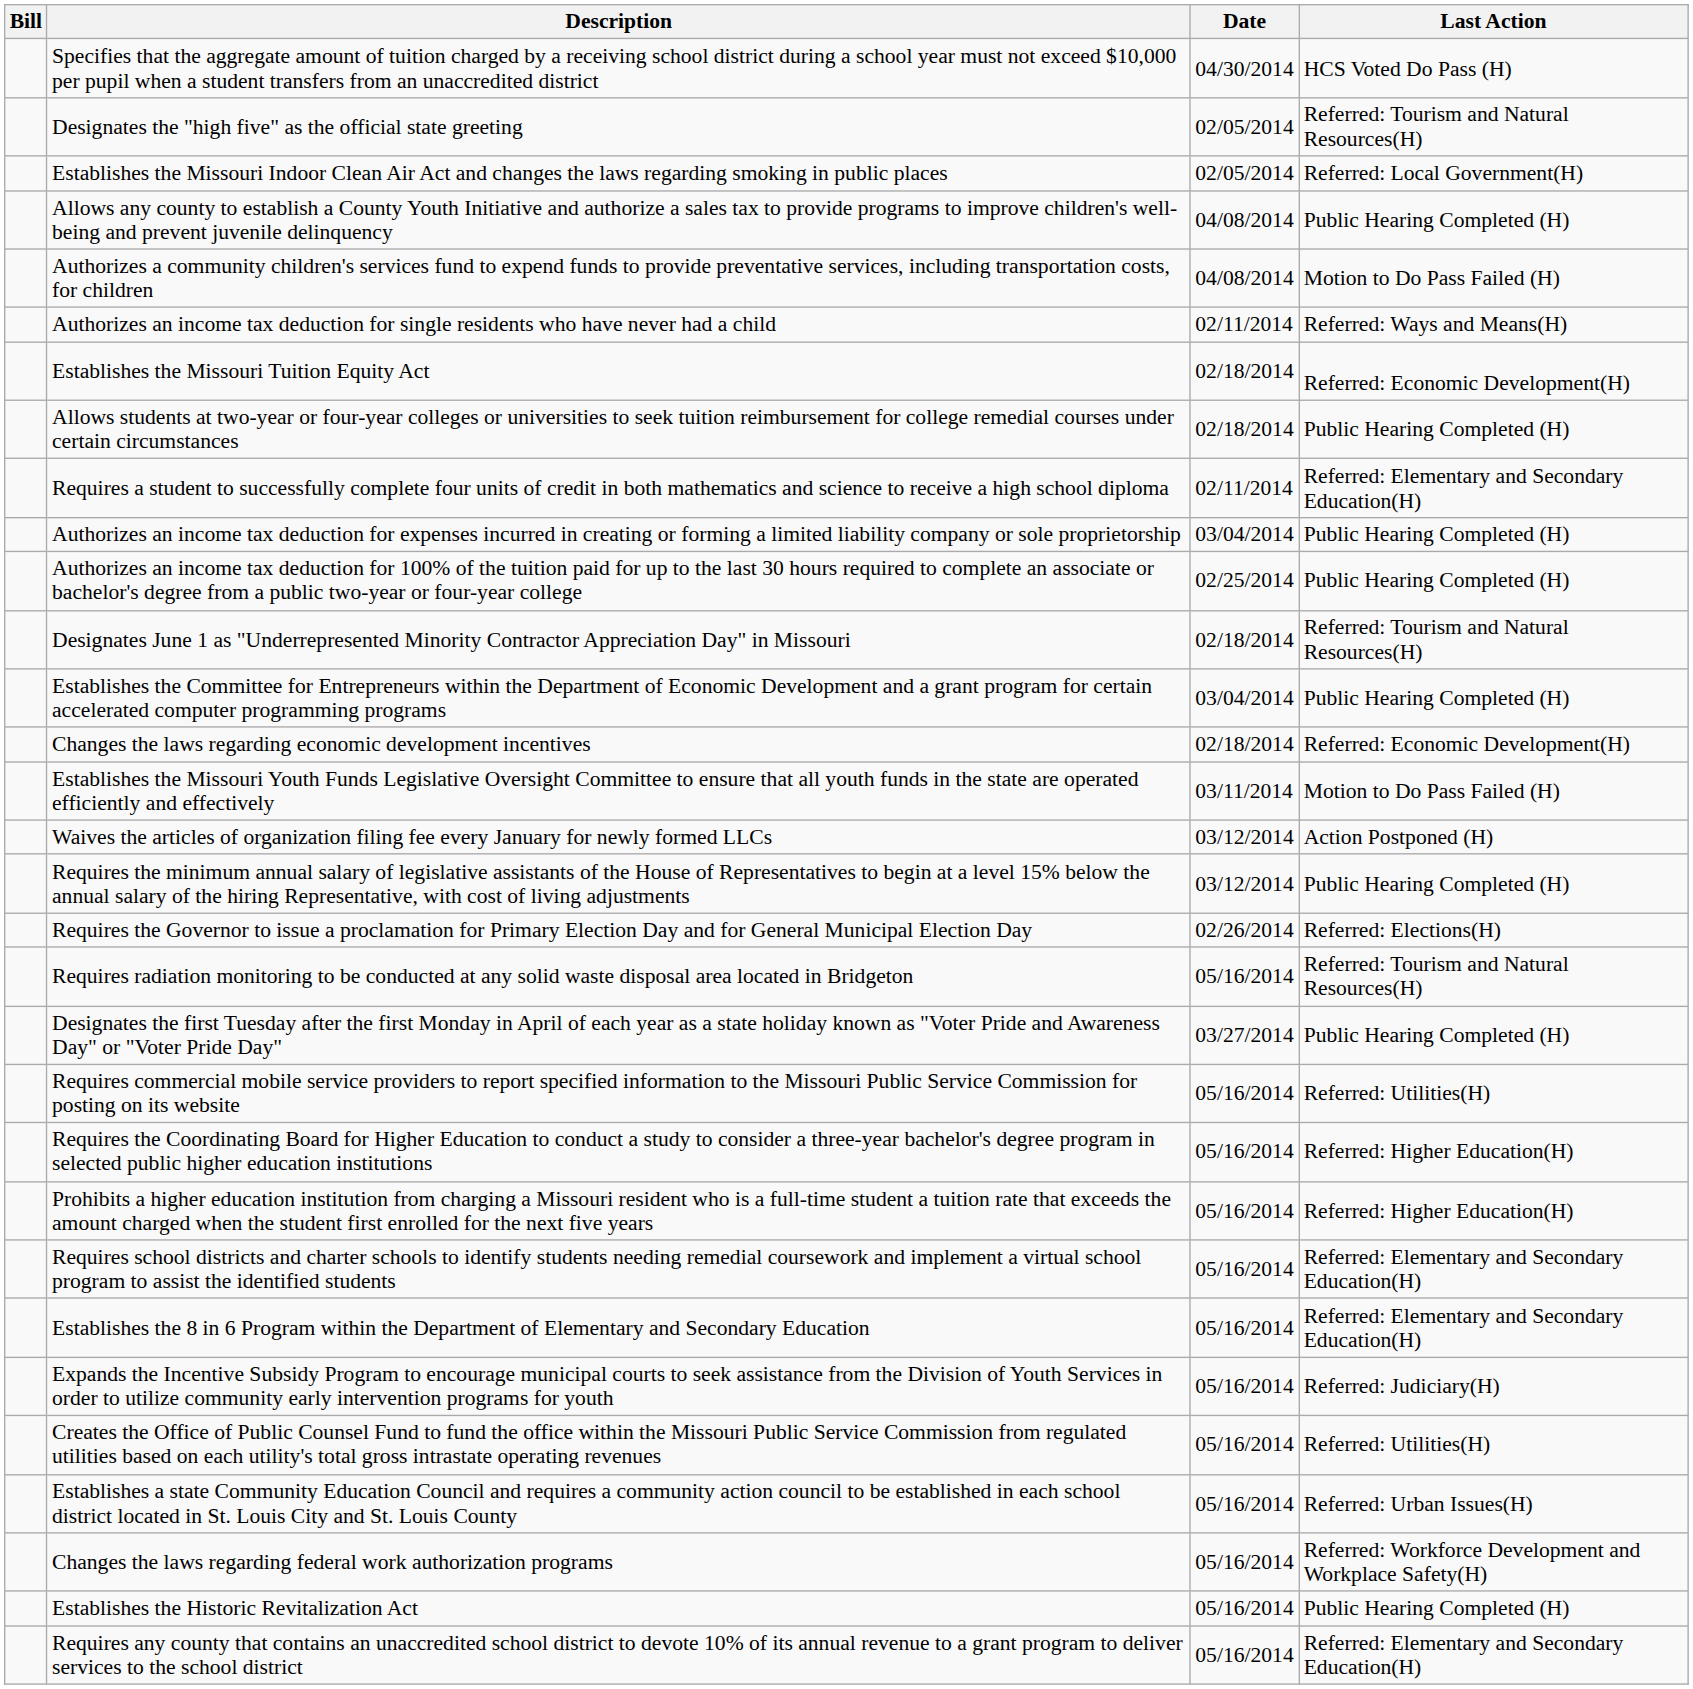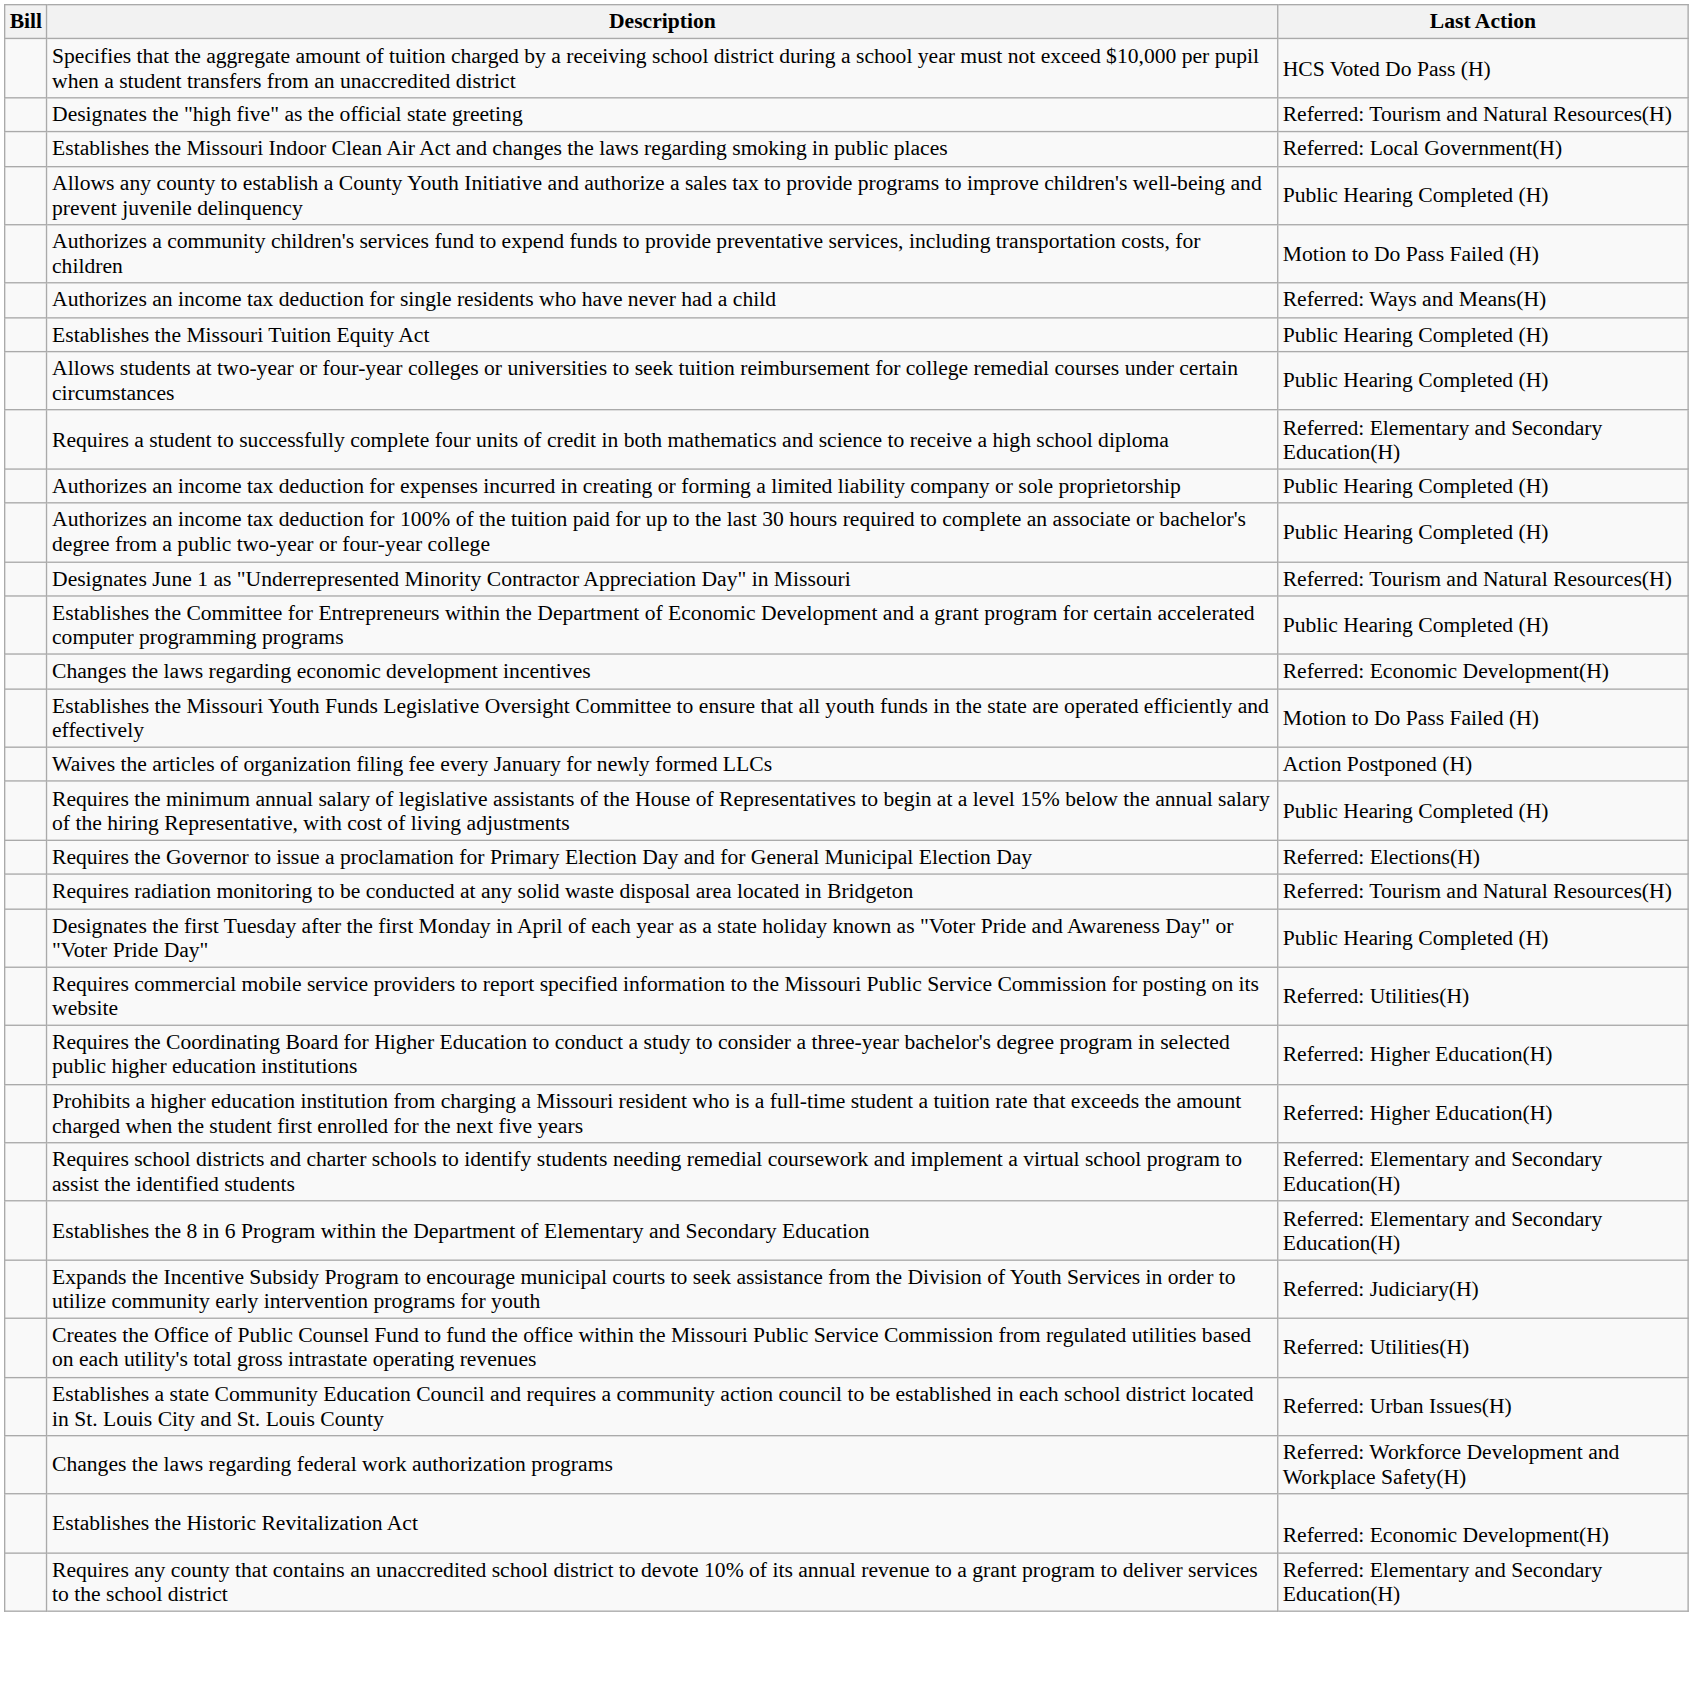- column: (1245, 21)
(1467, 382) Referred: Economic Development(H) -> (1416, 334) Public Hearing Completed (H)
(1437, 1608) Public Hearing Completed (H) -> (1446, 1535) Referred: Economic Development(H)
